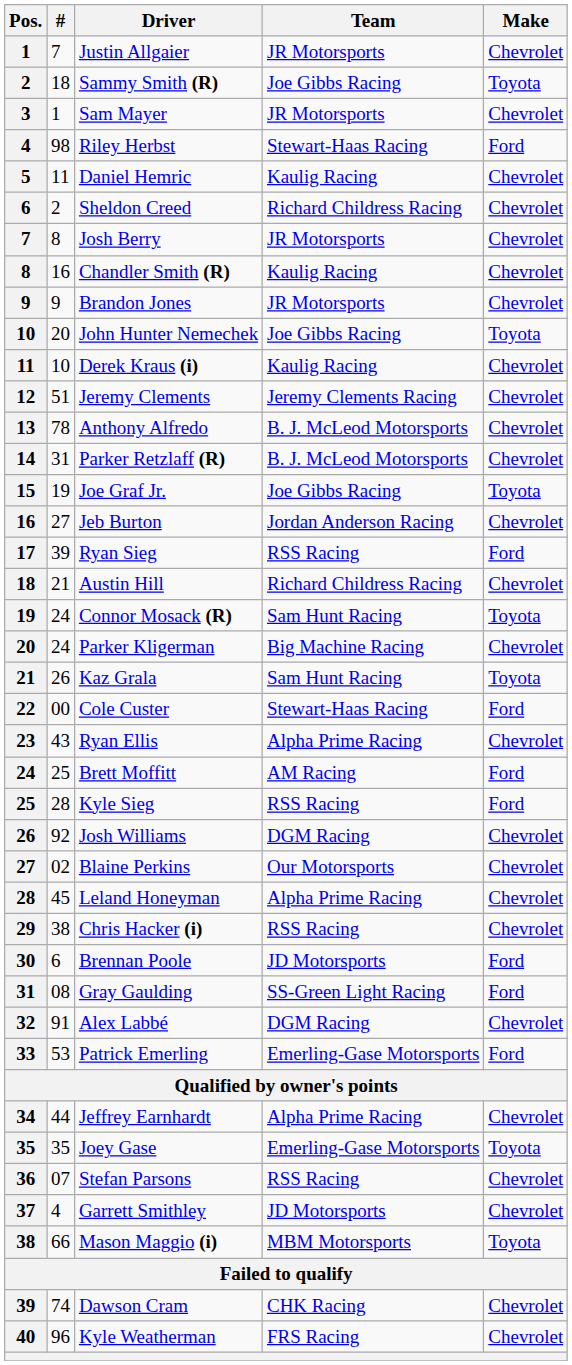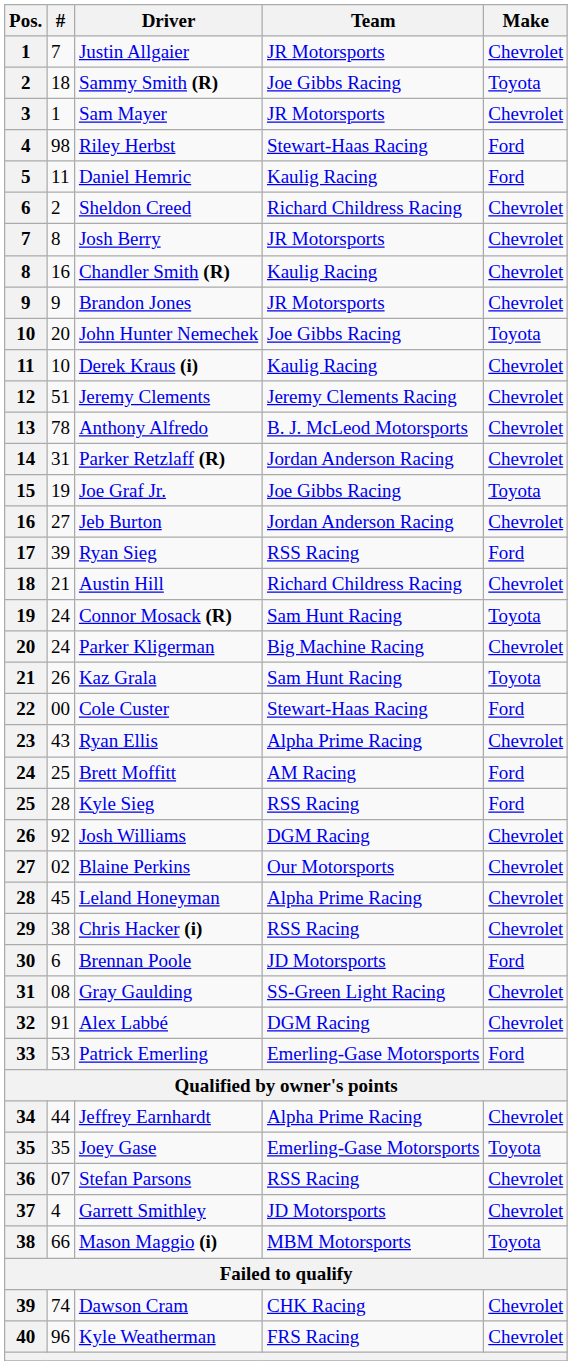(526, 176) Chevrolet -> (506, 176) Ford
(367, 458) B. J. McLeod Motorsports -> (360, 458) Jordan Anderson Racing
(506, 991) Ford -> (526, 991) Chevrolet
